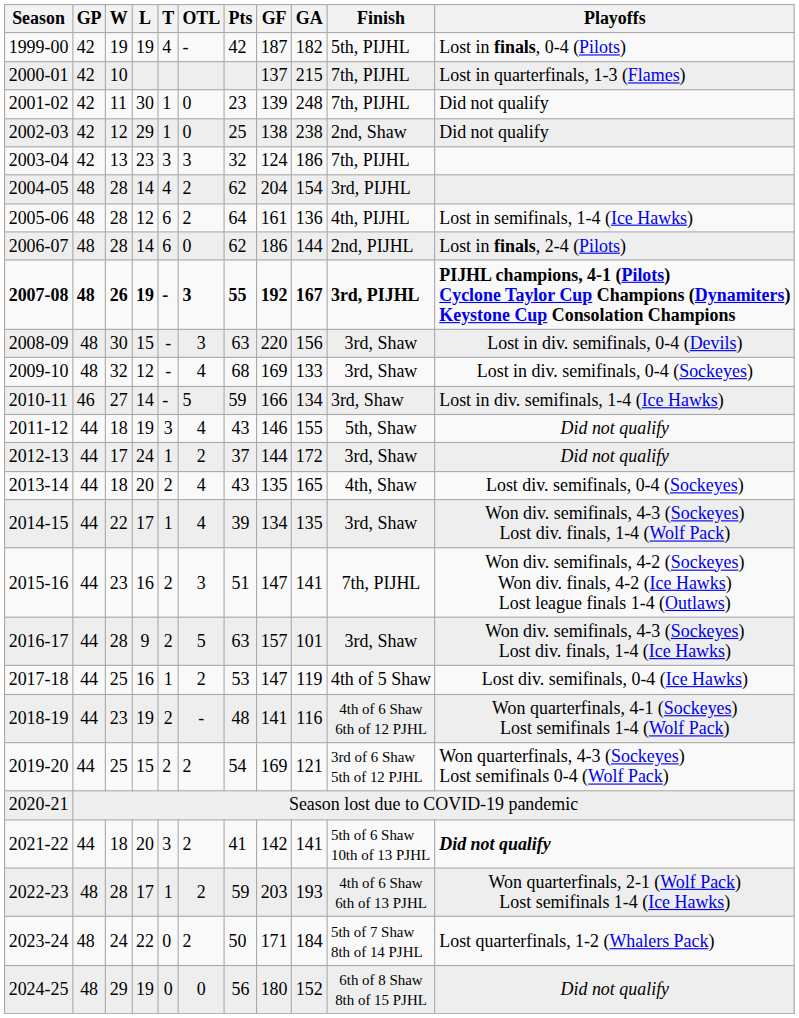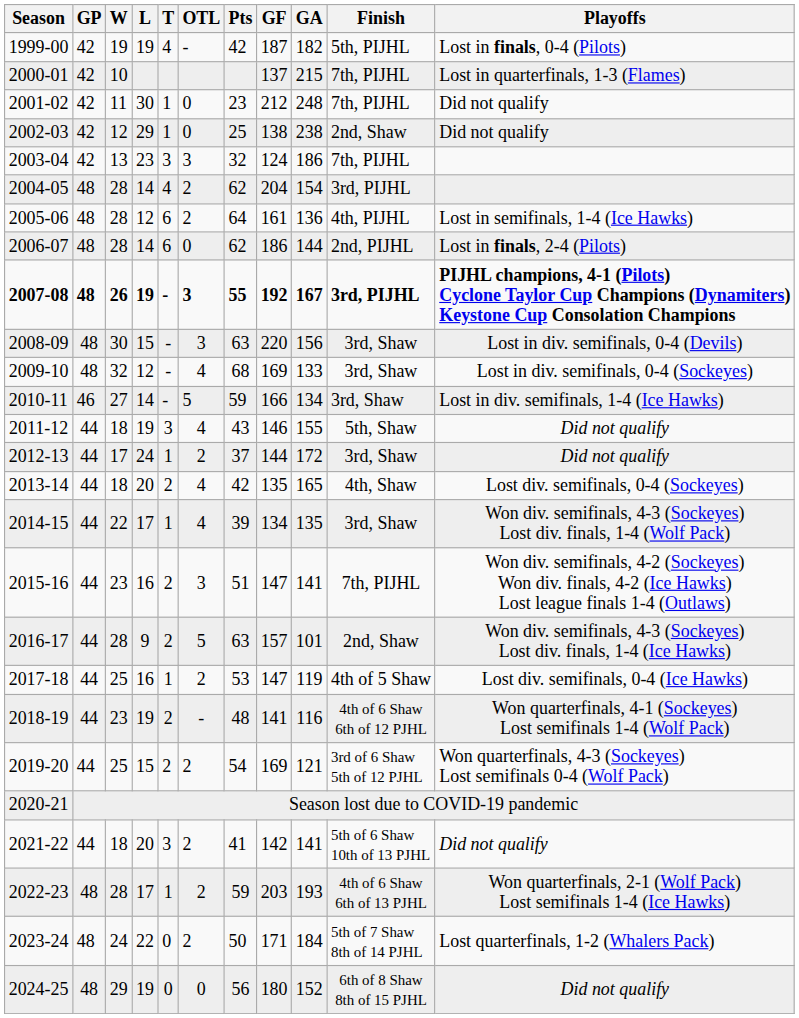(274, 103) 139 -> (274, 103) 212
(240, 485) 43 -> (240, 485) 42
(381, 641) 3rd, Shaw -> (381, 641) 2nd, Shaw
(495, 843) bold -> (494, 843) normal
